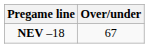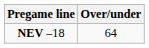(111, 33) 67 -> (111, 33) 64
